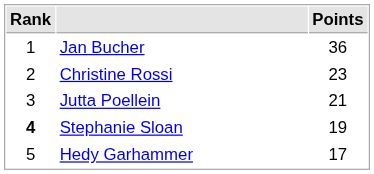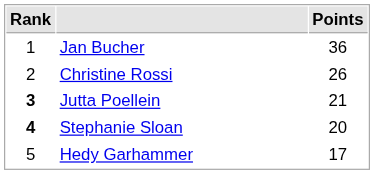(338, 74) 23 -> (338, 74) 26
(31, 101) normal -> (31, 101) bold
(338, 128) 19 -> (338, 128) 20
